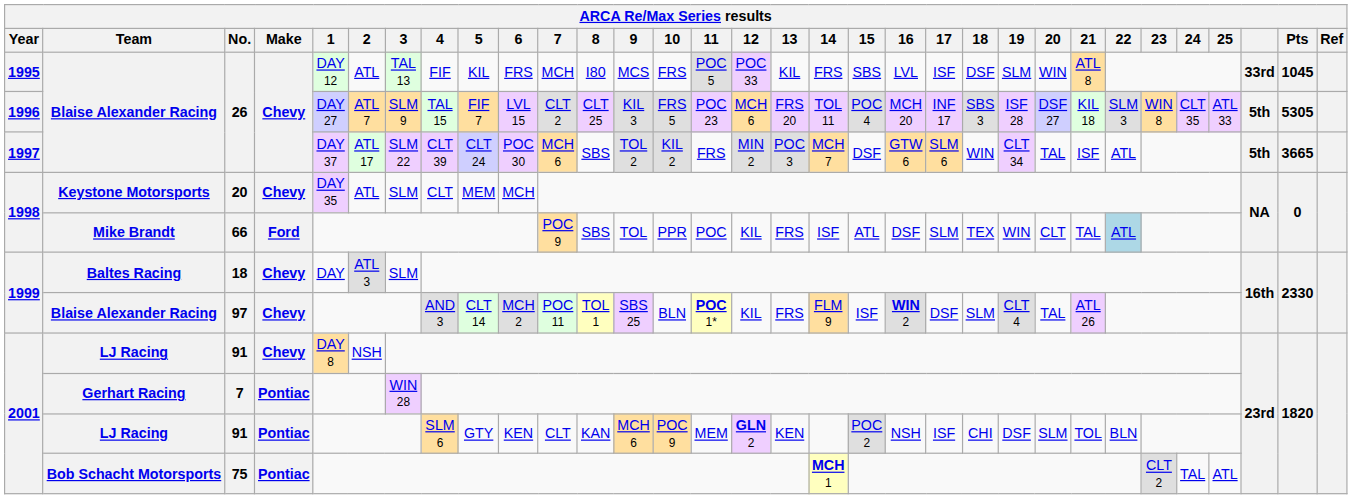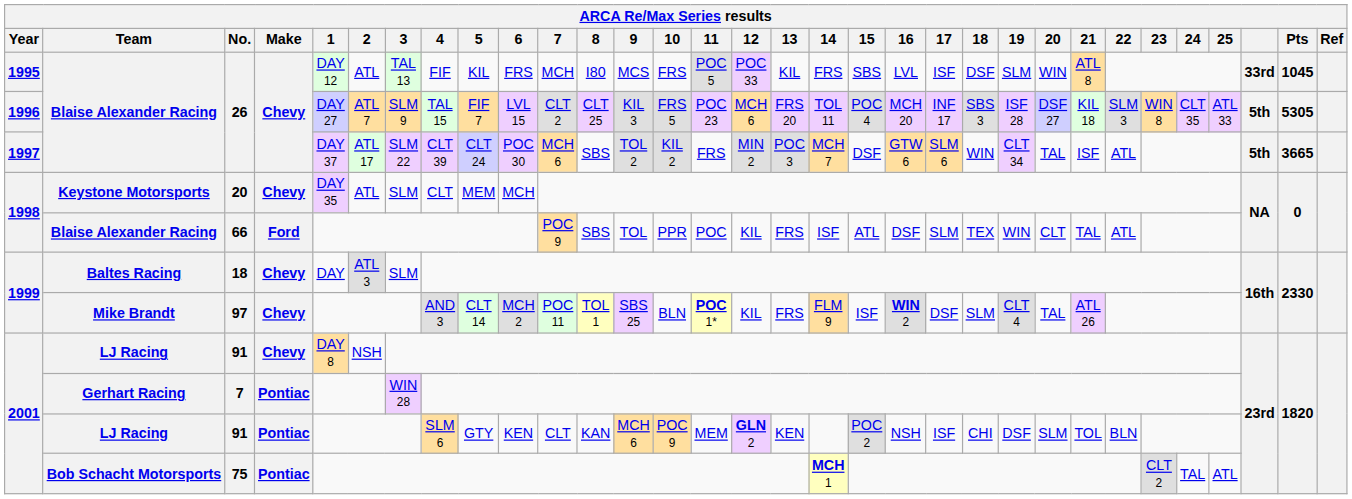(134, 233) Mike Brandt -> (134, 233) Blaise Alexander Racing
(1123, 233) lightblue background -> (1123, 233) no background
(134, 313) Blaise Alexander Racing -> (134, 313) Mike Brandt
